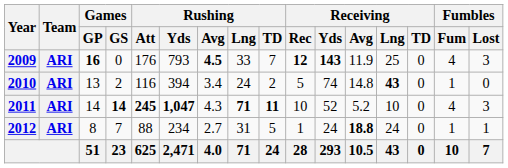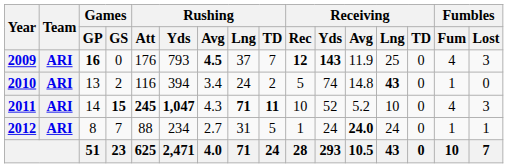(244, 60) 33 -> (244, 60) 37
(119, 106) 14 -> (119, 106) 15
(361, 128) 18.8 -> (361, 128) 24.0
